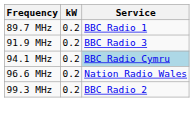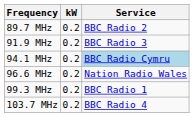(116, 28) BBC Radio 1 -> (116, 28) BBC Radio 2
(116, 89) BBC Radio 2 -> (116, 89) BBC Radio 1
+ row: (32, 105)
